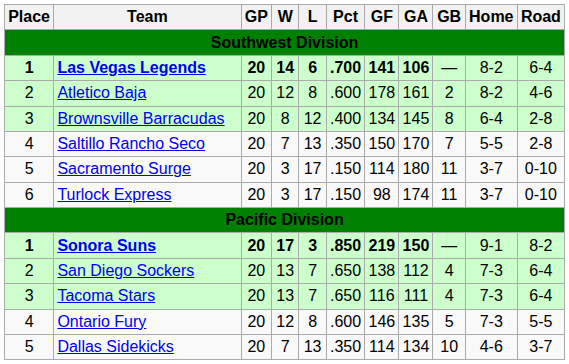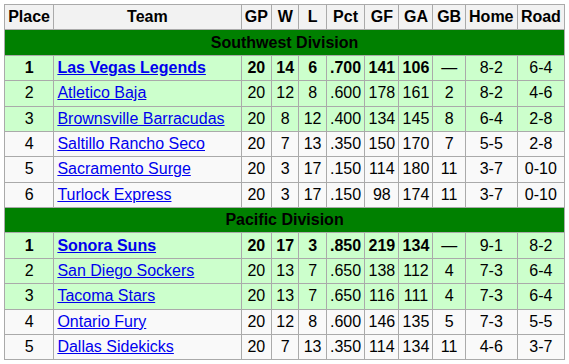(416, 245) 150 -> (416, 245) 134
(449, 347) 10 -> (449, 347) 11
